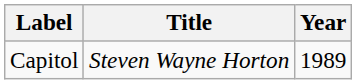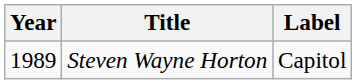columns swapped: (323, 22) <-> (44, 22)
